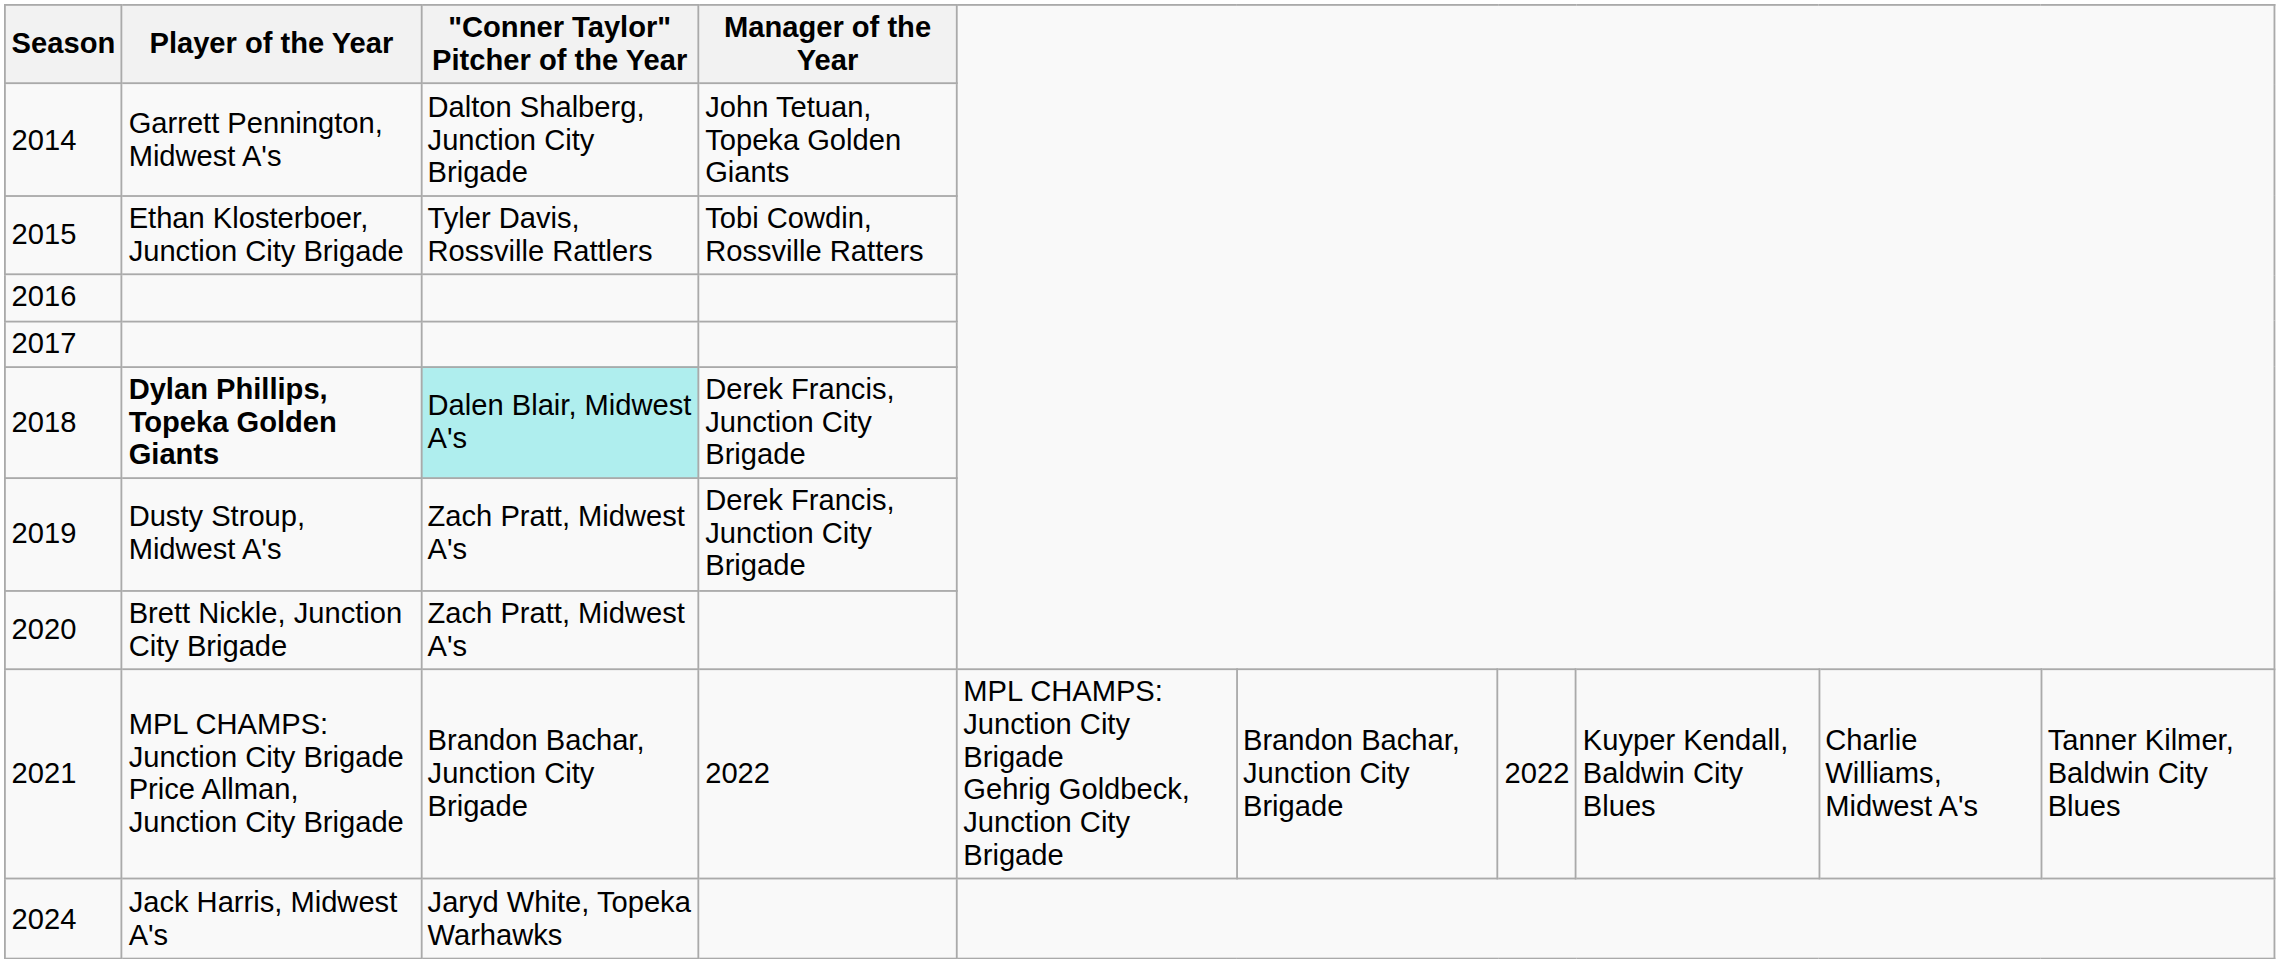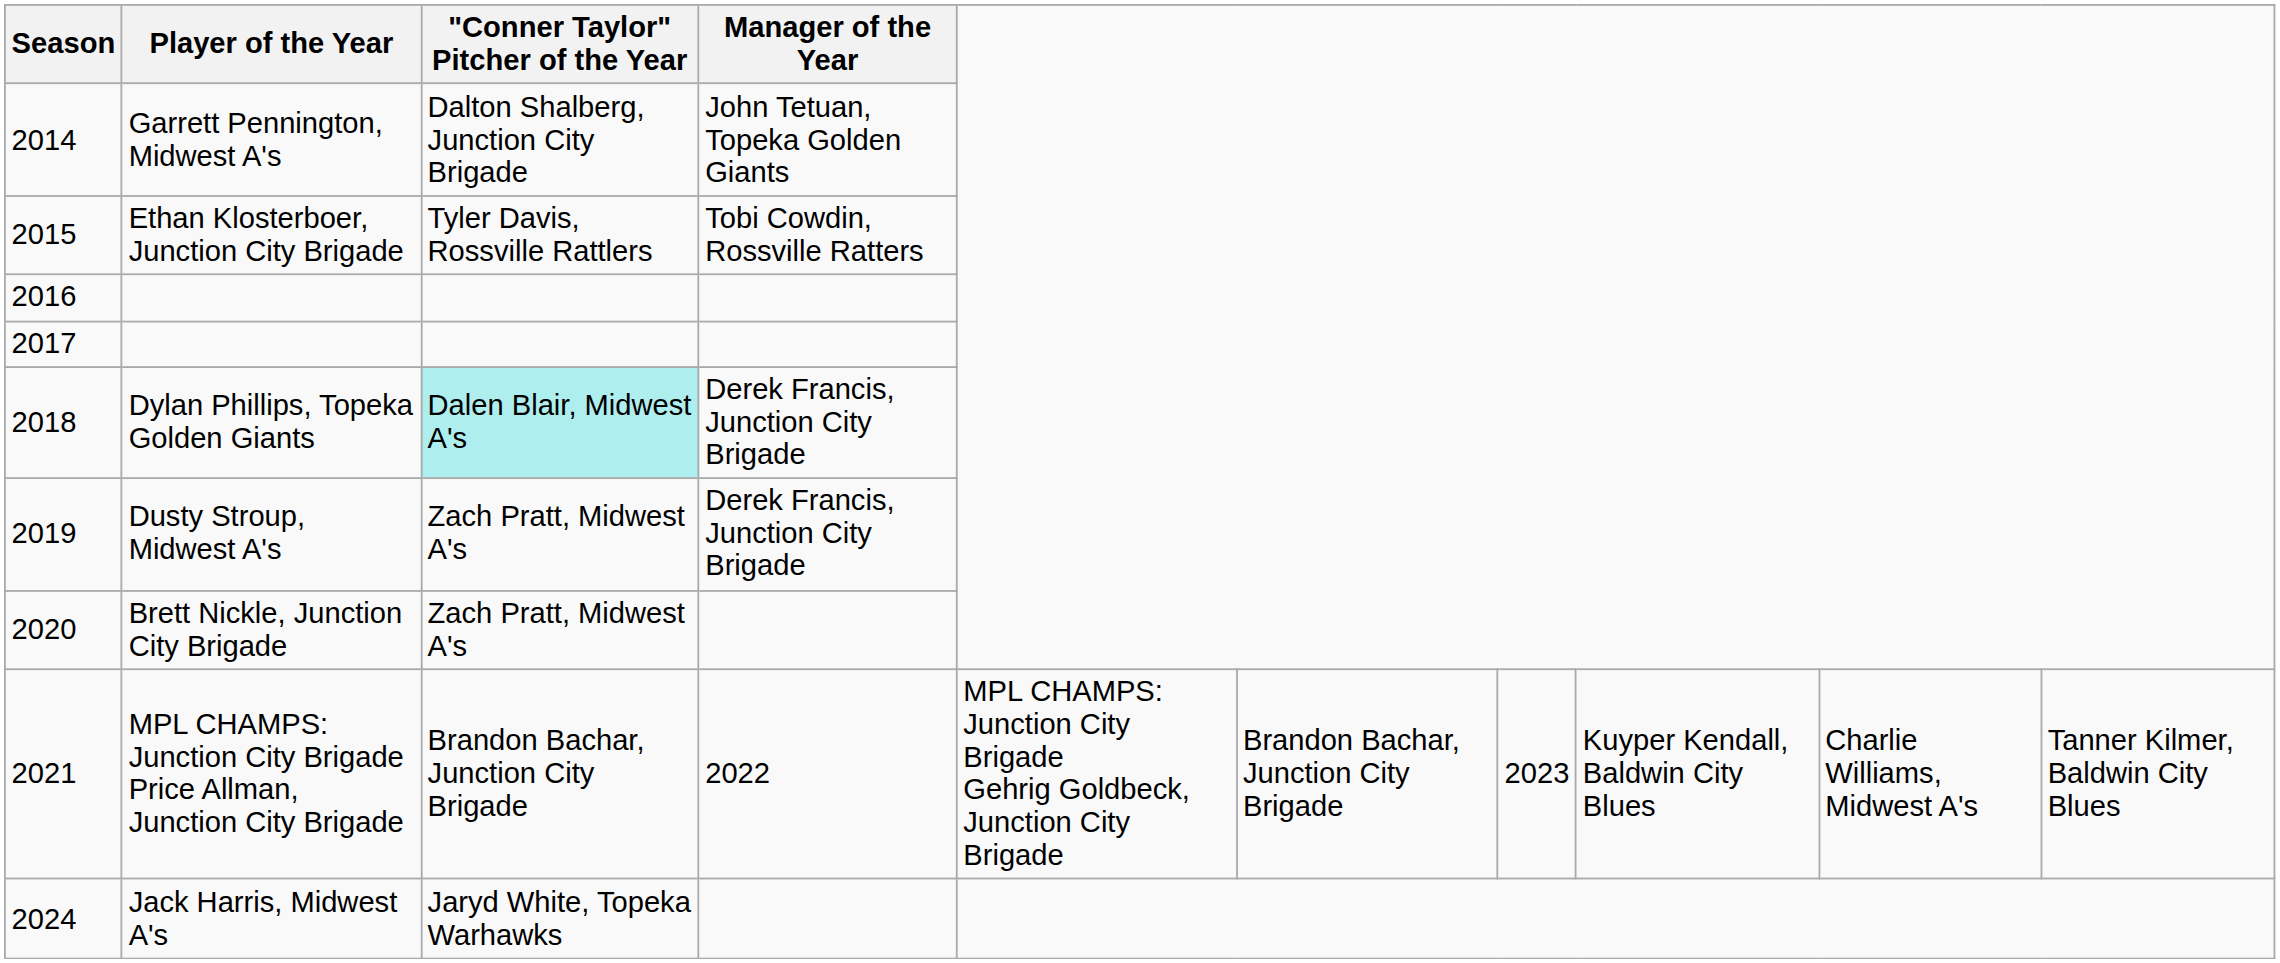(233, 422) bold -> (271, 422) normal
(1537, 773) 2022 -> (1537, 773) 2023
